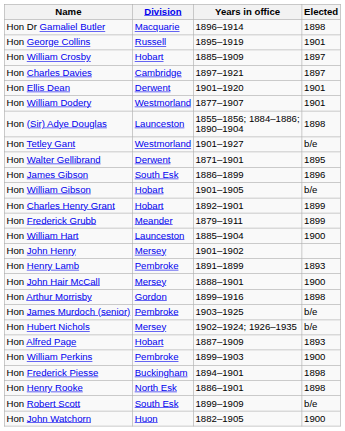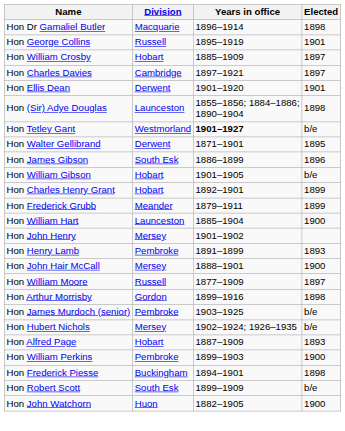- row: (49, 103)
(220, 144) normal -> (220, 129) bold
+ row: (47, 281)
- row: (45, 388)
